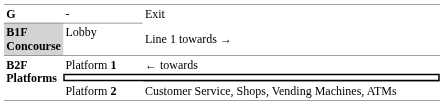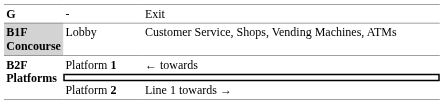(188, 38) Line 1 towards → -> (271, 32) Customer Service, Shops, Vending Machines, ATMs
(271, 91) Customer Service, Shops, Vending Machines, ATMs -> (188, 90) Line 1 towards →
